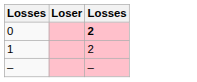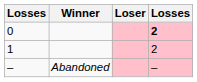+ column: (80, 13)
